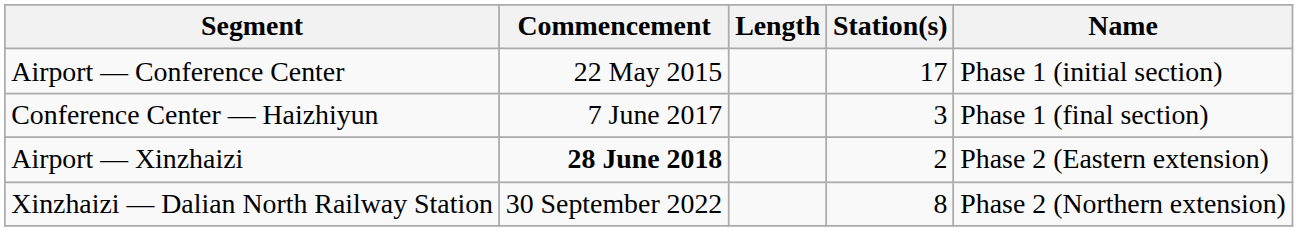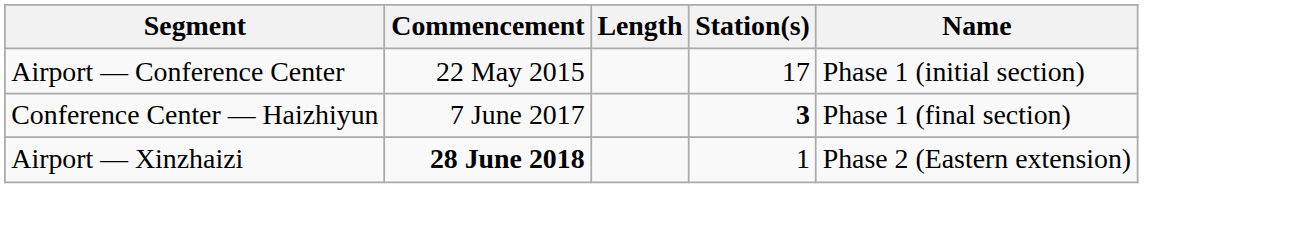(941, 114) normal -> (803, 114) bold
(941, 159) 2 -> (803, 159) 1
- row: (252, 203)
